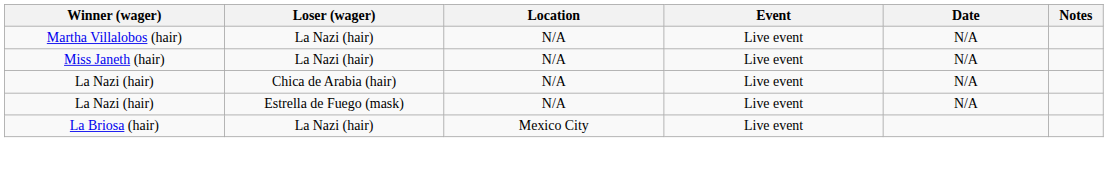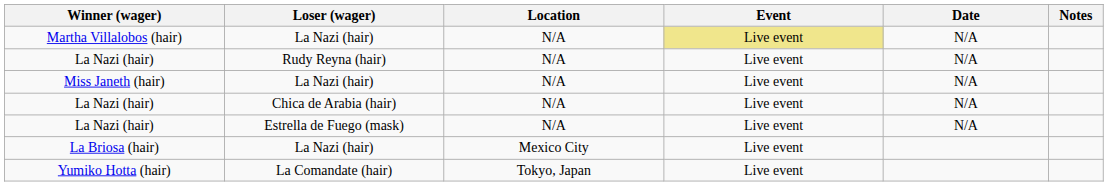(774, 37) no background -> (774, 37) khaki background
+ row: (114, 59)
+ row: (114, 170)
